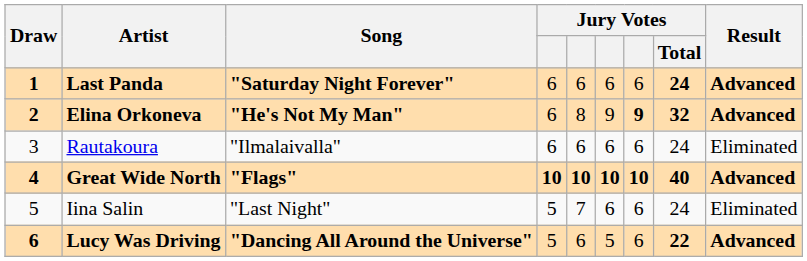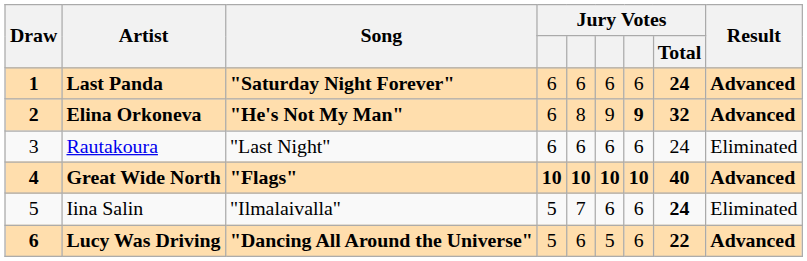(285, 146) "Ilmalaivalla" -> (280, 146) "Last Night"
(280, 209) "Last Night" -> (285, 209) "Ilmalaivalla"
(679, 209) normal -> (679, 209) bold
